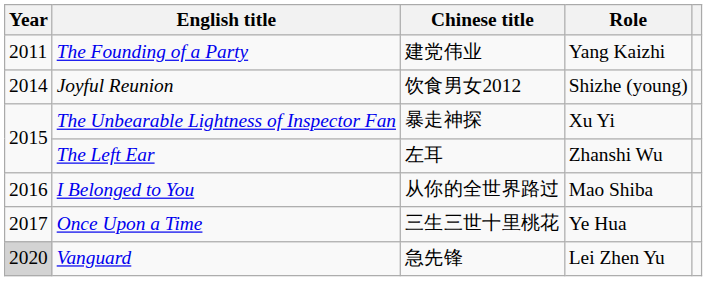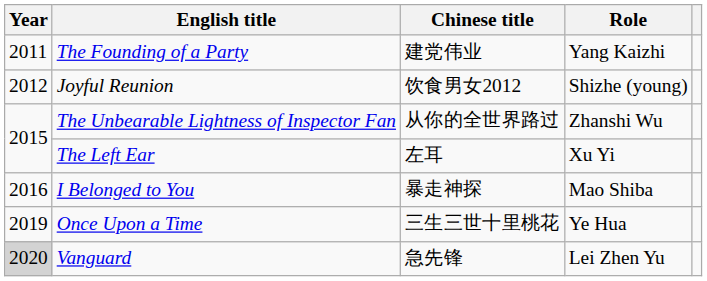(28, 86) 2014 -> (28, 86) 2012
(444, 120) 暴走神探 -> (482, 120) 从你的全世界路过
(592, 121) Xu Yi -> (616, 121) Zhanshi Wu
(616, 155) Zhanshi Wu -> (592, 155) Xu Yi
(482, 189) 从你的全世界路过 -> (444, 189) 暴走神探
(28, 224) 2017 -> (28, 224) 2019
